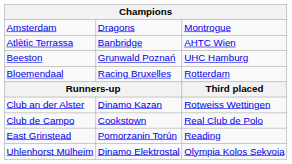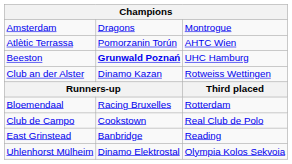(120, 43) Banbridge -> (137, 43) Pomorzanin Torún
(137, 58) normal -> (139, 58) bold
rows swapped: (45, 105) <-> (35, 74)
(137, 136) Pomorzanin Torún -> (120, 136) Banbridge
